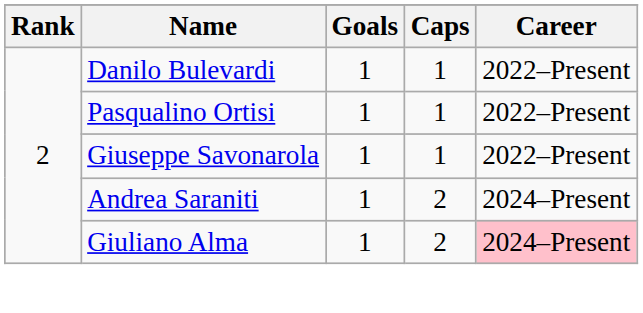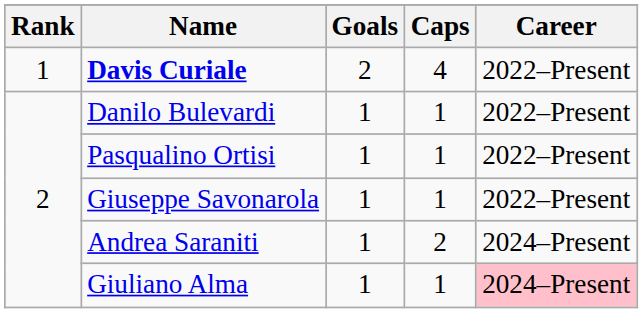+ row: (167, 69)
(440, 241) 2 -> (440, 284) 1
